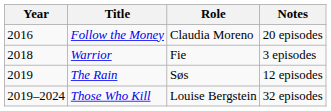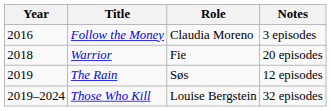(293, 34) 20 episodes -> (289, 34) 3 episodes
(289, 55) 3 episodes -> (293, 55) 20 episodes
